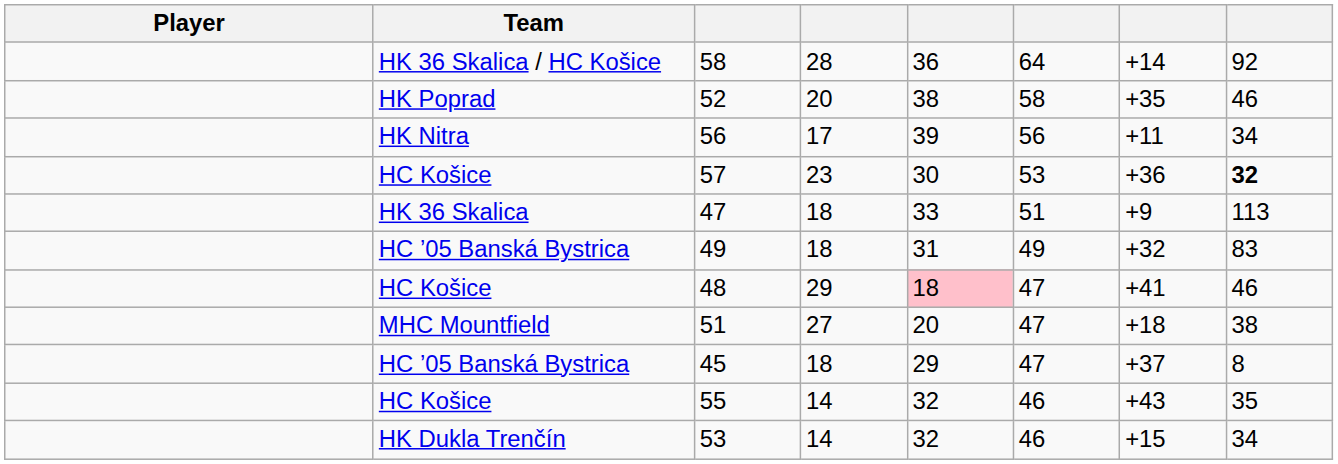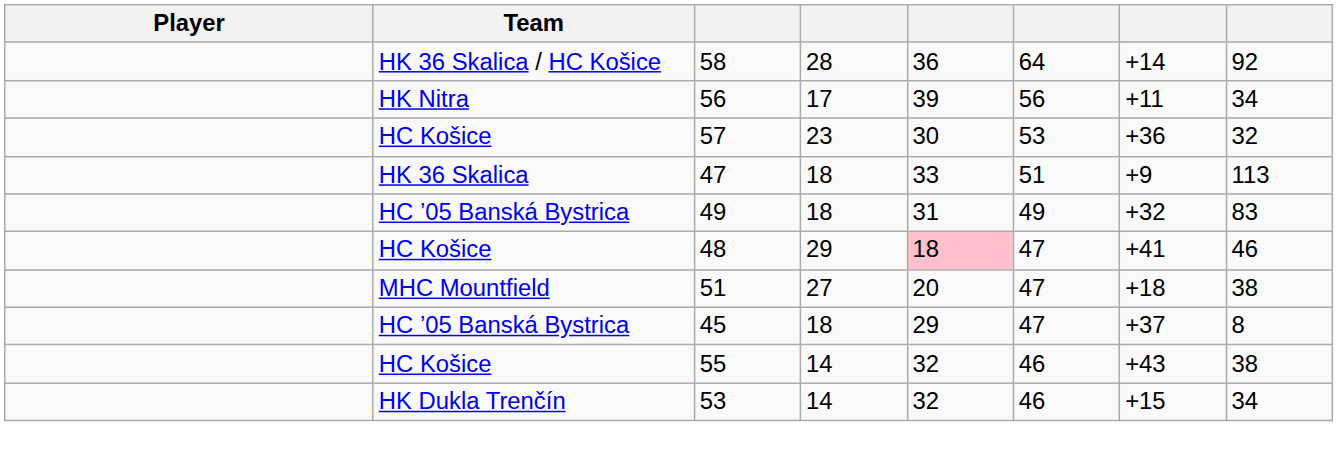- row: (713, 99)
(1245, 174) bold -> (1245, 136) normal
(1245, 401) 35 -> (1245, 363) 38
